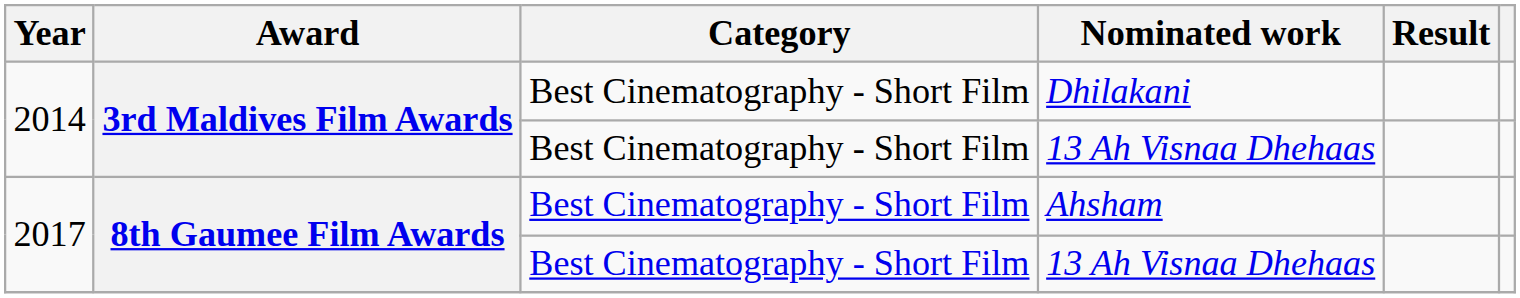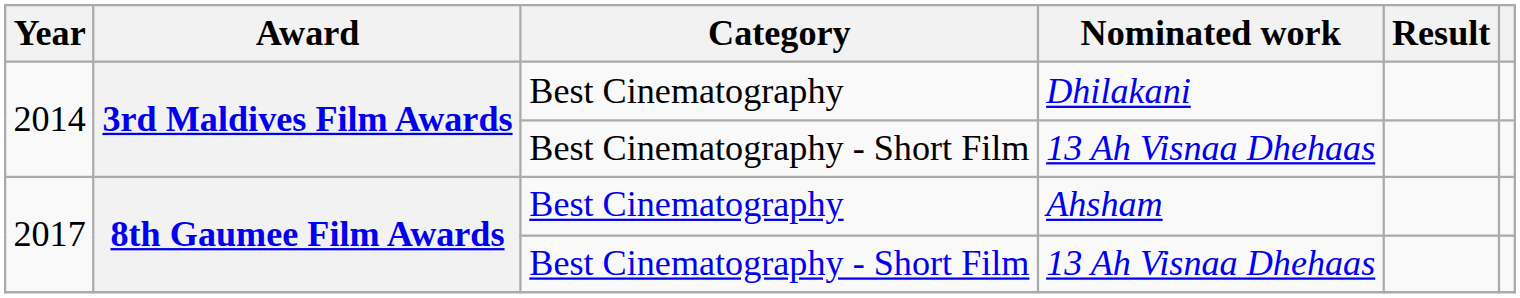(779, 90) Best Cinematography - Short Film -> (686, 90) Best Cinematography
(779, 205) Best Cinematography - Short Film -> (686, 205) Best Cinematography
